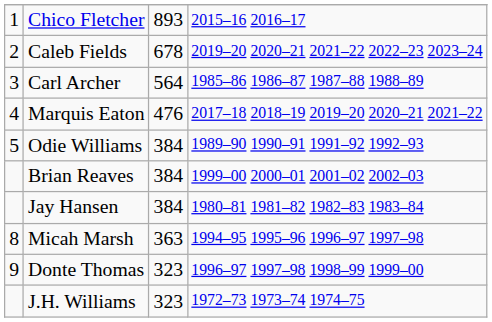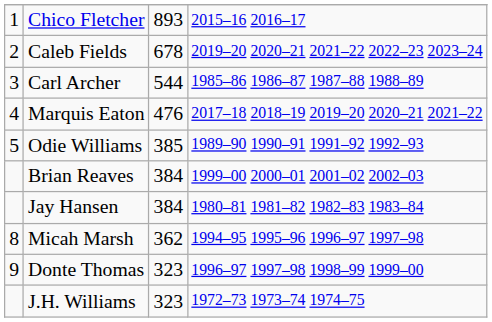(168, 82) 564 -> (168, 82) 544
(168, 144) 384 -> (168, 144) 385
(168, 238) 363 -> (168, 238) 362
